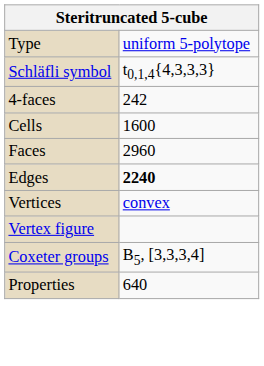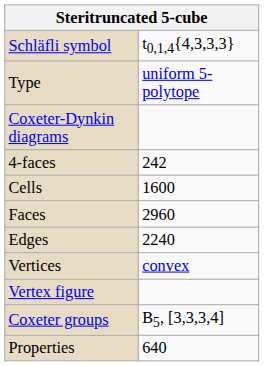rows swapped: (25, 43) <-> (60, 71)
+ row: (61, 127)
(139, 177) bold -> (159, 239) normal
